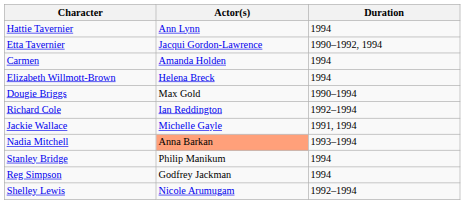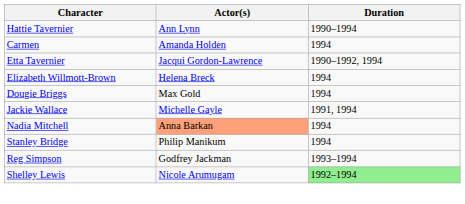(321, 28) 1994 -> (334, 28) 1990–1994
rows swapped: (36, 45) <-> (23, 61)
(334, 93) 1990–1994 -> (321, 93) 1994
- row: (34, 110)
(334, 142) 1993–1994 -> (321, 126) 1994
(321, 175) 1994 -> (334, 158) 1993–1994
(334, 191) no background -> (334, 175) lightgreen background
